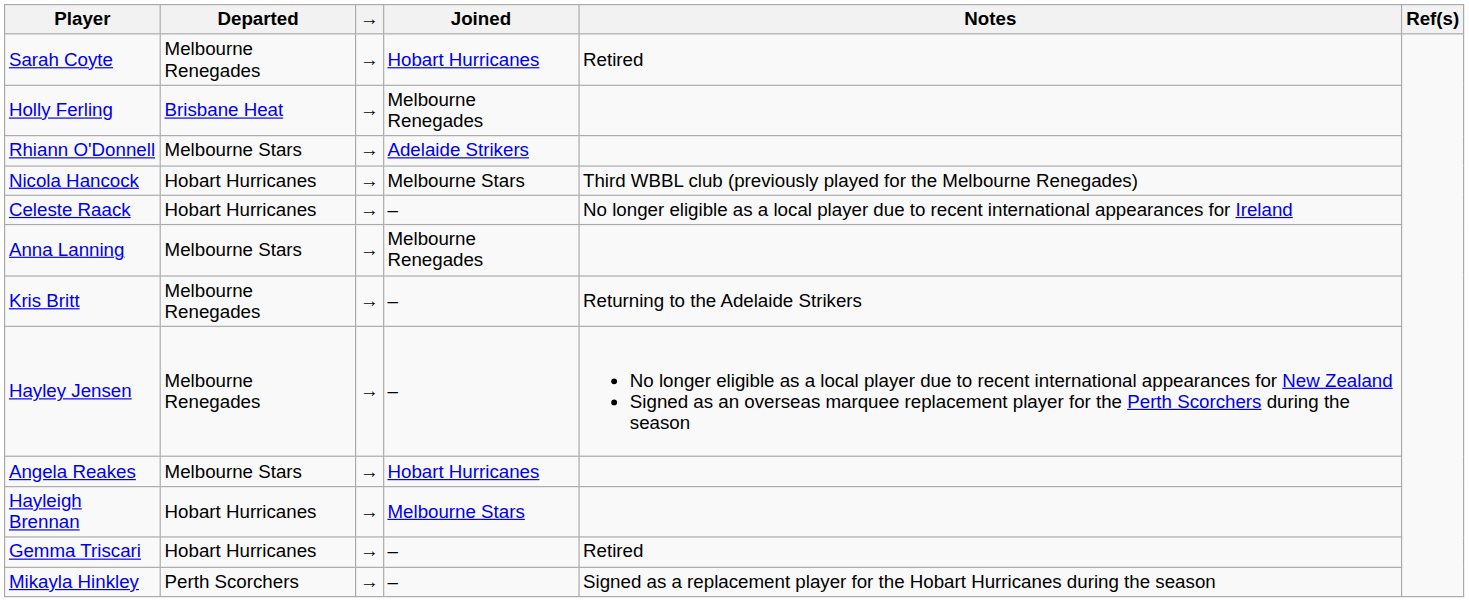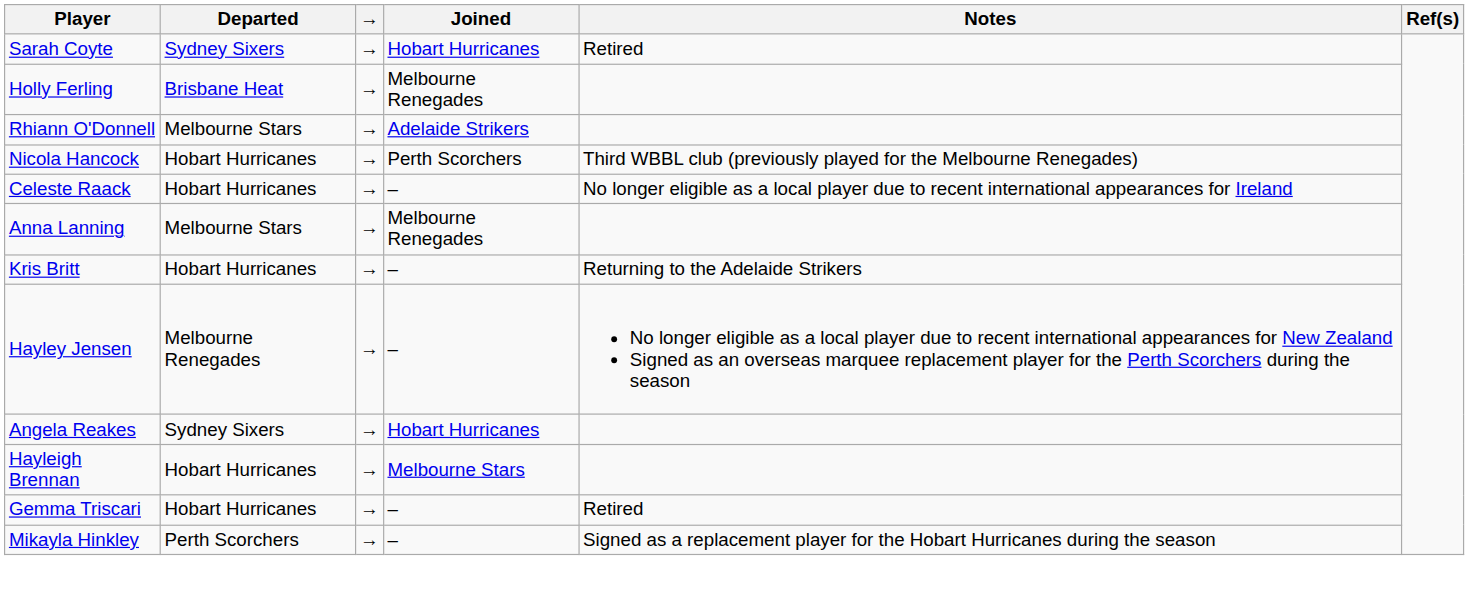(212, 59) Melbourne Renegades -> (224, 49) Sydney Sixers
(456, 180) Melbourne Stars -> (455, 159) Perth Scorchers
(212, 300) Melbourne Renegades -> (241, 269) Hobart Hurricanes
(233, 471) Melbourne Stars -> (224, 429) Sydney Sixers
